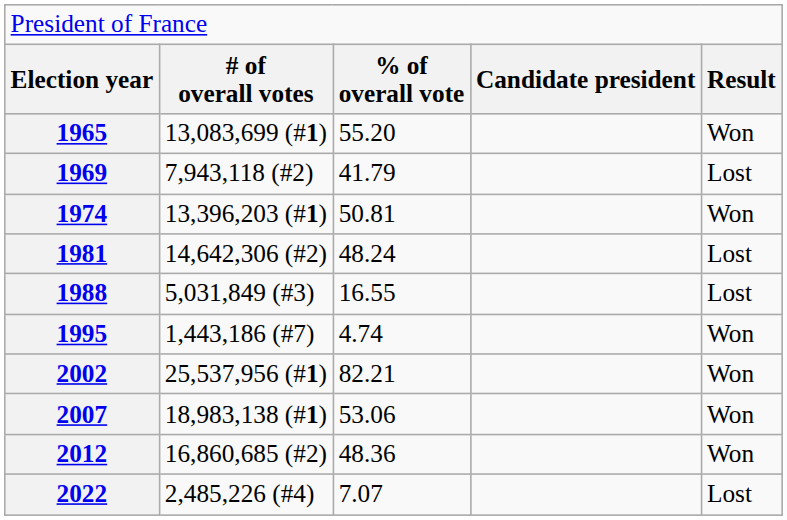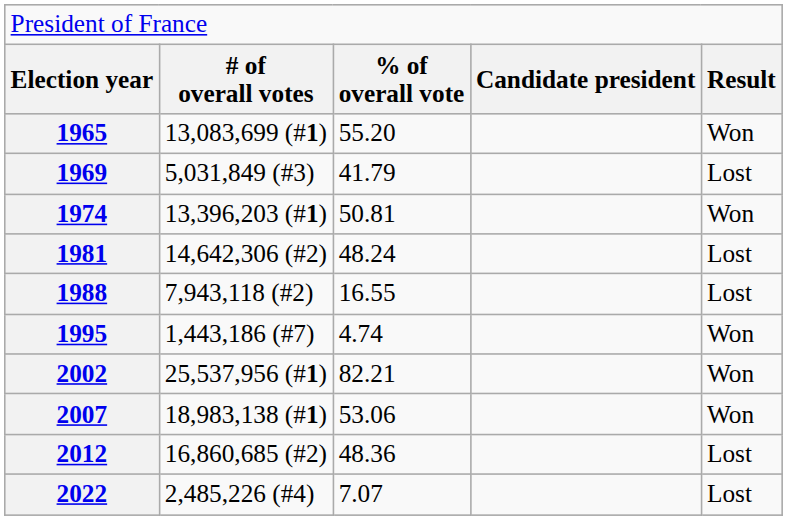(239, 173) 7,943,118 (#2) -> (240, 173) 5,031,849 (#3)
(240, 293) 5,031,849 (#3) -> (239, 293) 7,943,118 (#2)
(731, 453) Won -> (729, 453) Lost
